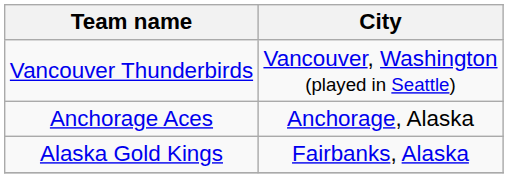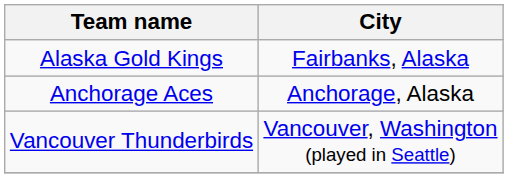rows swapped: (131, 154) <-> (131, 70)
